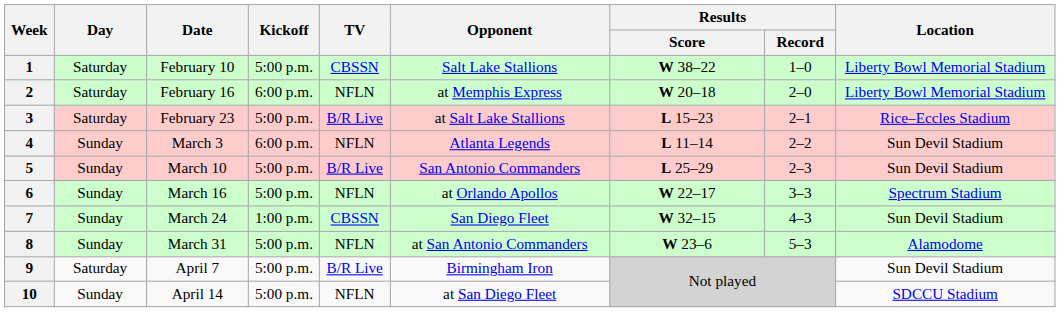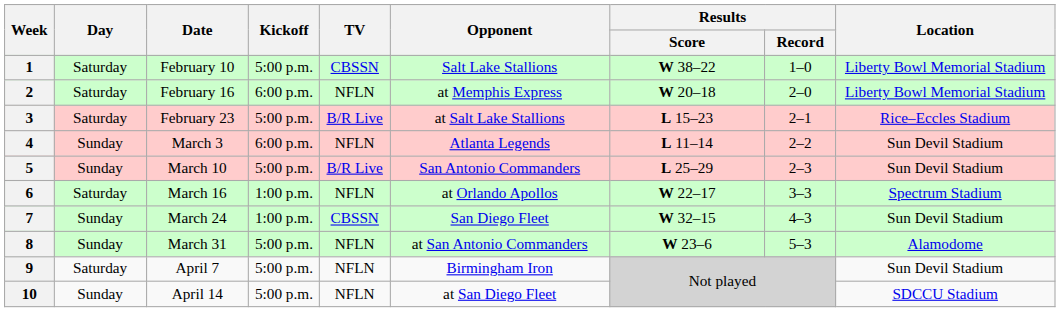(100, 193) Sunday -> (100, 193) Saturday
(284, 193) 5:00 p.m. -> (284, 193) 1:00 p.m.
(355, 269) B/R Live -> (355, 269) NFLN
